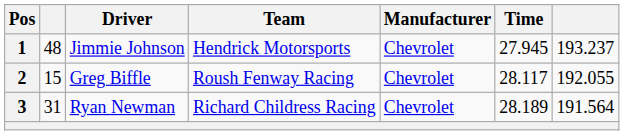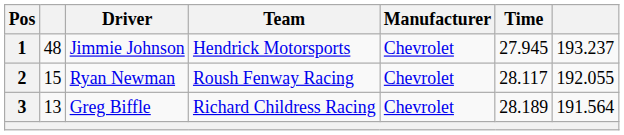(110, 77) Greg Biffle -> (122, 77) Ryan Newman
(53, 107) 31 -> (53, 107) 13
(122, 107) Ryan Newman -> (110, 107) Greg Biffle
